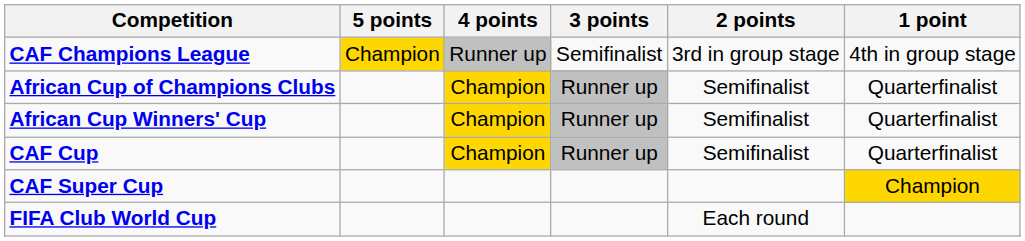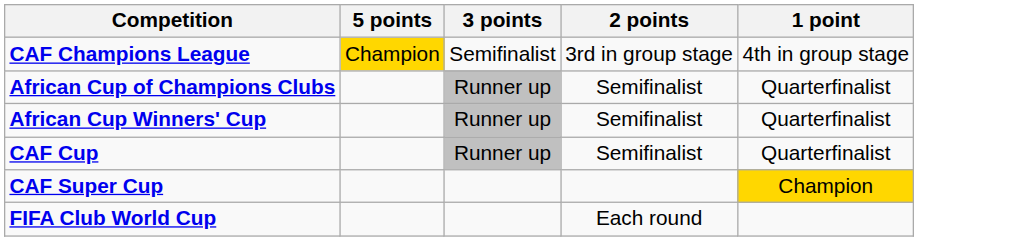- column: (498, 20)
